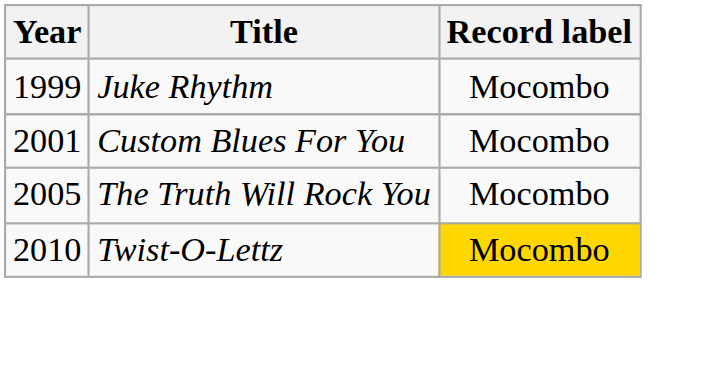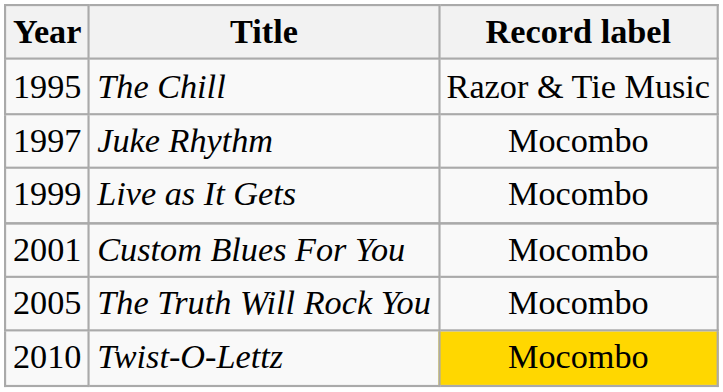+ row: (161, 85)
(47, 85) 1999 -> (47, 140) 1997
+ row: (197, 194)
